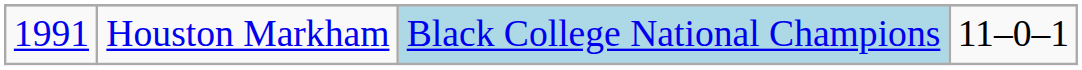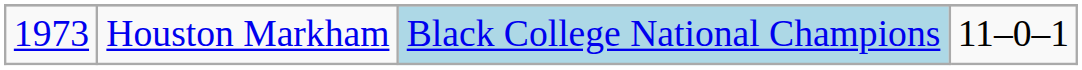(51, 34) 1991 -> (51, 34) 1973
